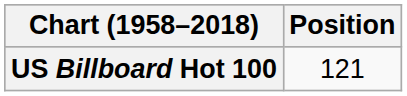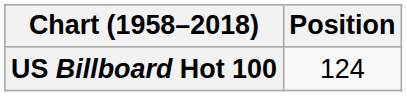(342, 68) 121 -> (342, 68) 124
